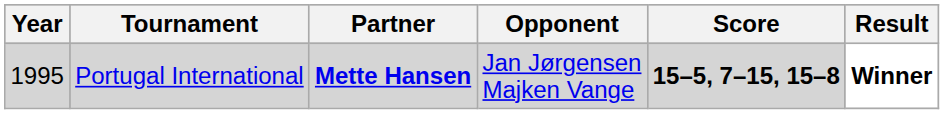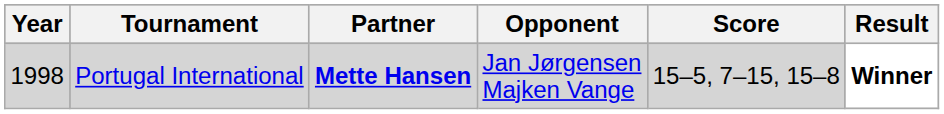(37, 76) 1995 -> (37, 76) 1998
(746, 76) bold -> (746, 76) normal
